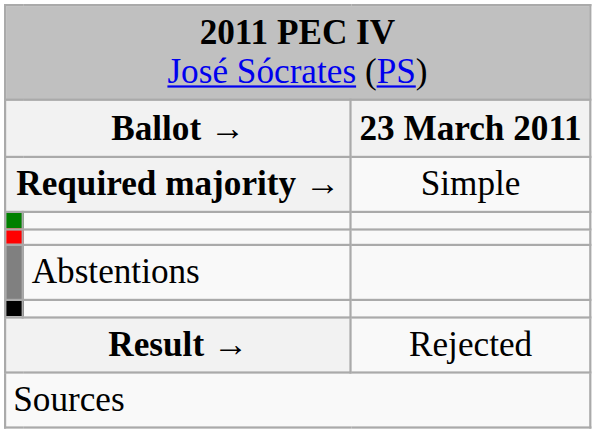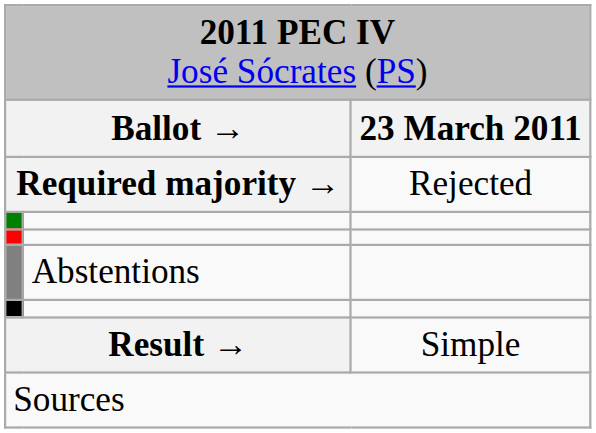(471, 183) Simple -> (471, 183) Rejected
(471, 343) Rejected -> (471, 343) Simple
